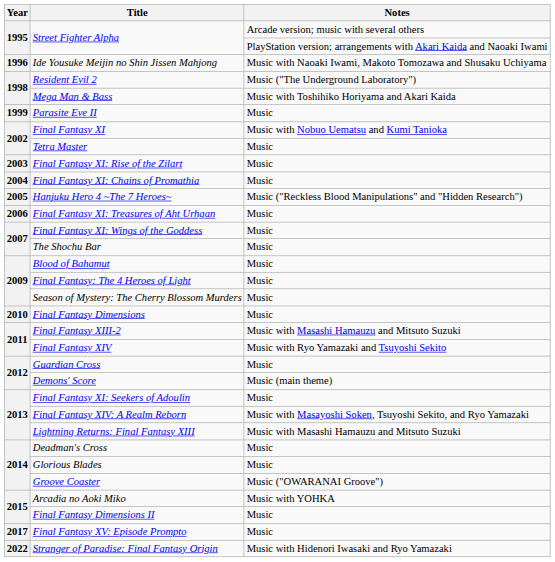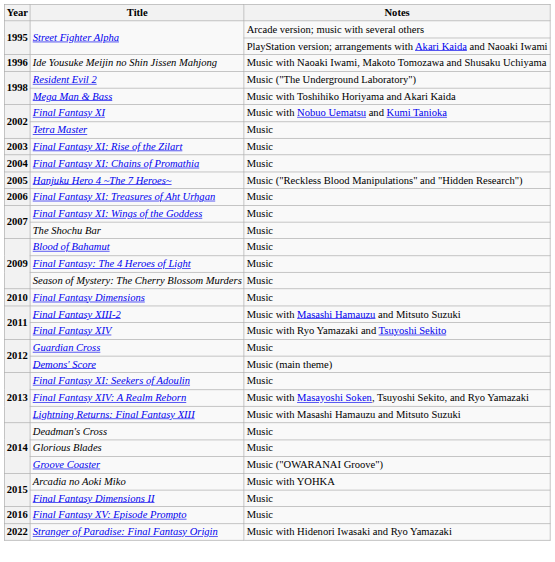- row: (65, 113)
(17, 532) 2017 -> (17, 515) 2016
